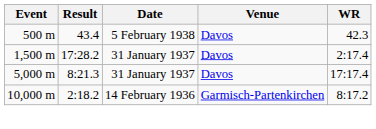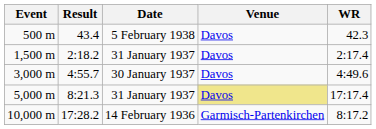(80, 54) 17:28.2 -> (83, 54) 2:18.2
+ row: (34, 74)
(217, 74) no background -> (217, 94) khaki background
(83, 94) 2:18.2 -> (80, 114) 17:28.2
